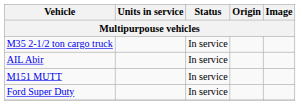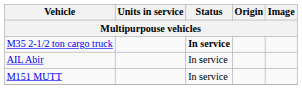(208, 44) normal -> (209, 44) bold
- row: (41, 92)
